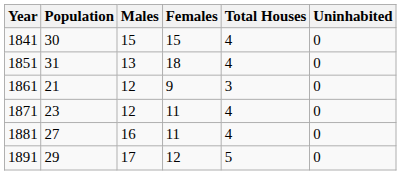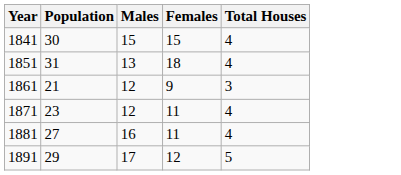- column: (353, 16)
